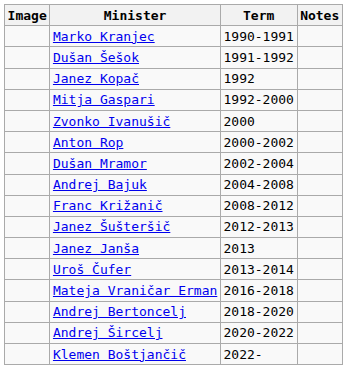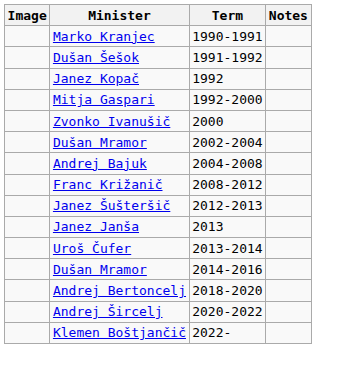- row: (88, 142)
+ row: (100, 269)
- row: (135, 291)
